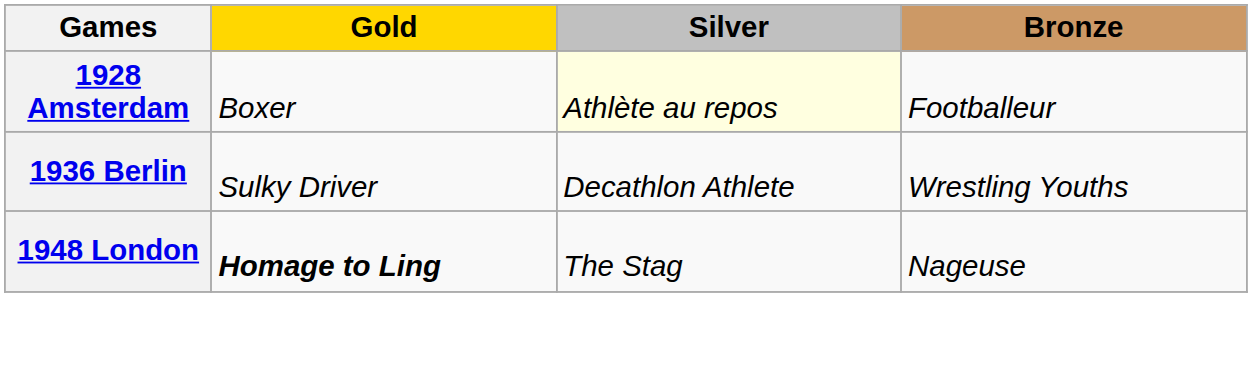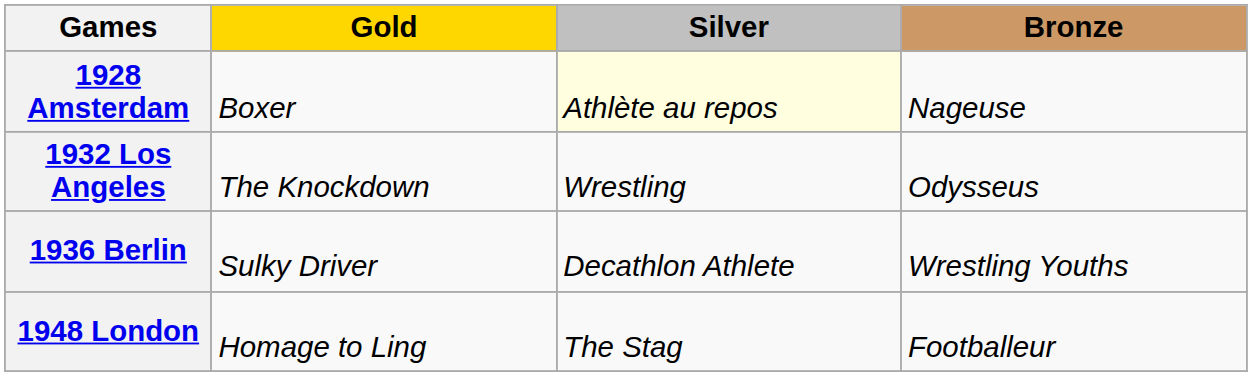(982, 107) Footballeur -> (967, 107) Nageuse
+ row: (108, 170)
(330, 267) bold -> (322, 347) normal
(967, 267) Nageuse -> (982, 347) Footballeur
